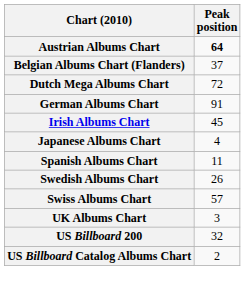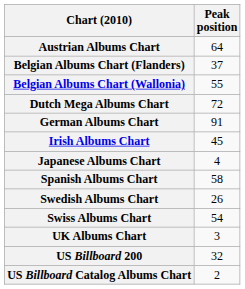(217, 46) bold -> (217, 46) normal
+ row: (99, 84)
(217, 160) 11 -> (217, 179) 58
(217, 198) 57 -> (217, 217) 54
